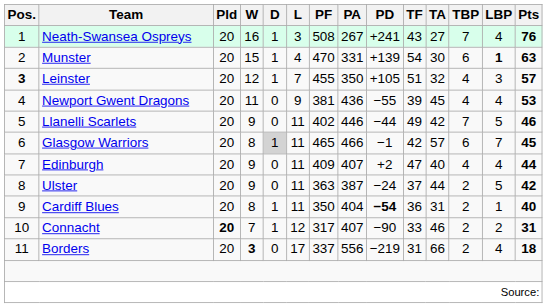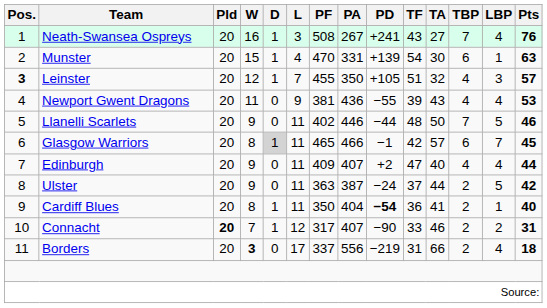(499, 57) bold -> (499, 57) normal
(438, 100) 45 -> (438, 100) 43
(415, 121) 49 -> (415, 121) 48
(438, 121) 42 -> (438, 121) 50
(438, 206) 31 -> (438, 206) 41
